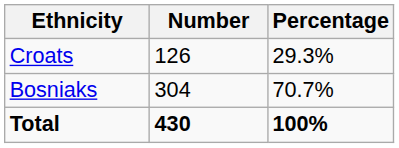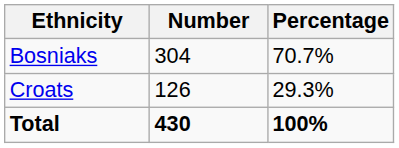rows swapped: (53, 90) <-> (41, 55)
